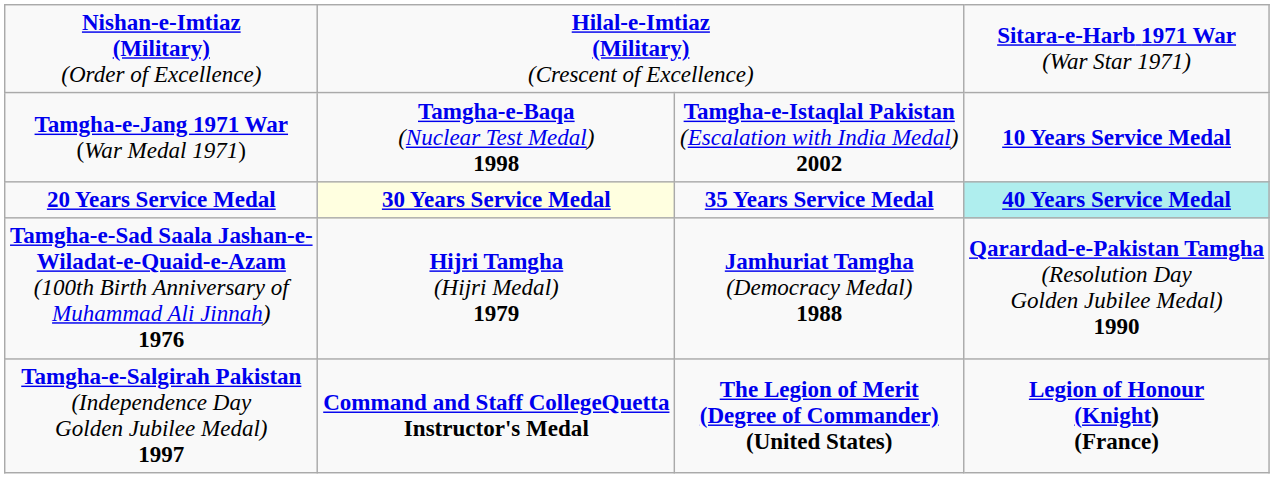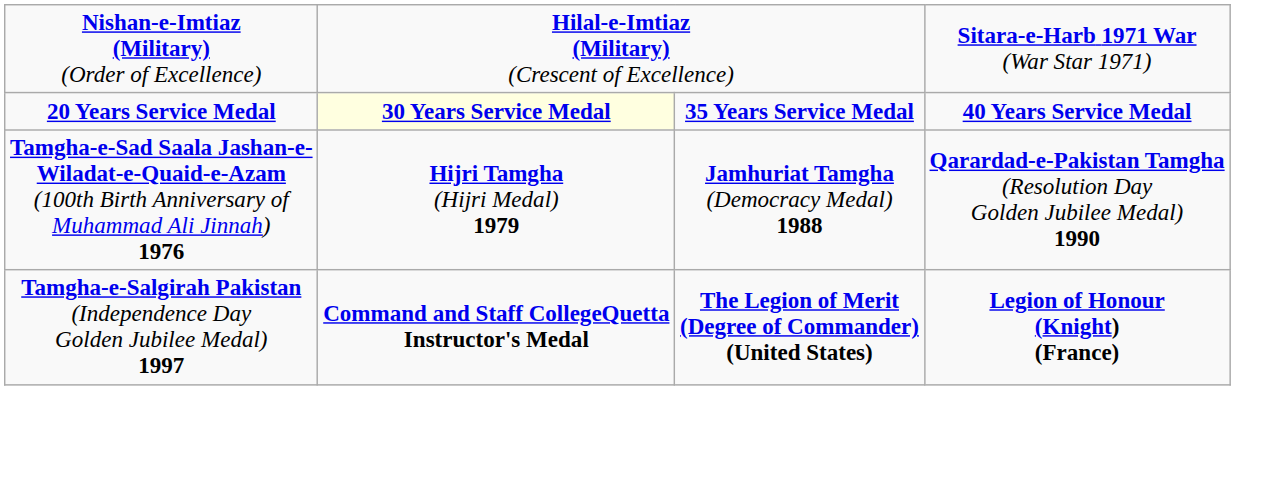- row: (161, 137)
(1117, 199) paleturquoise background -> (1077, 111) no background
